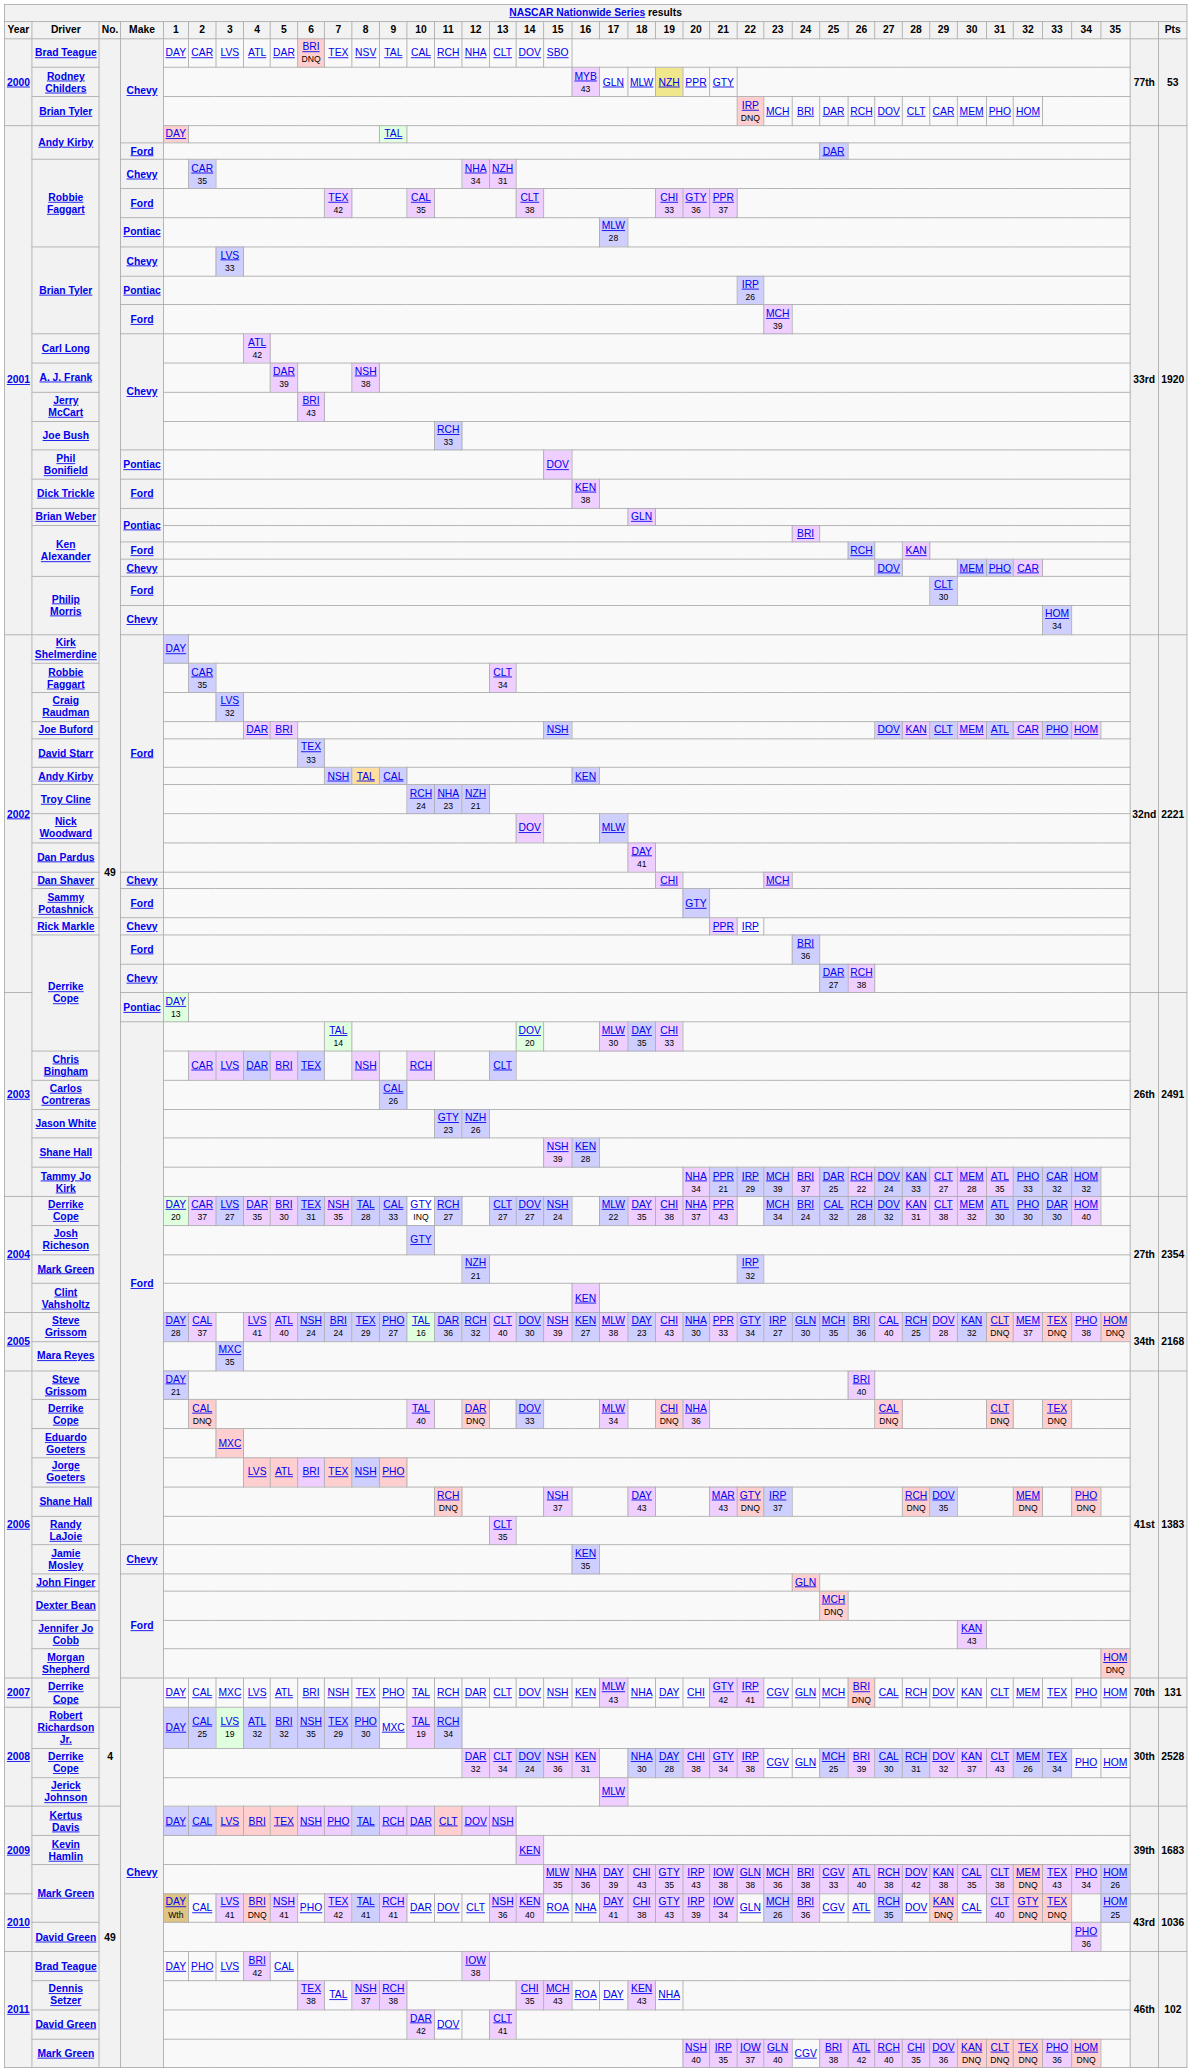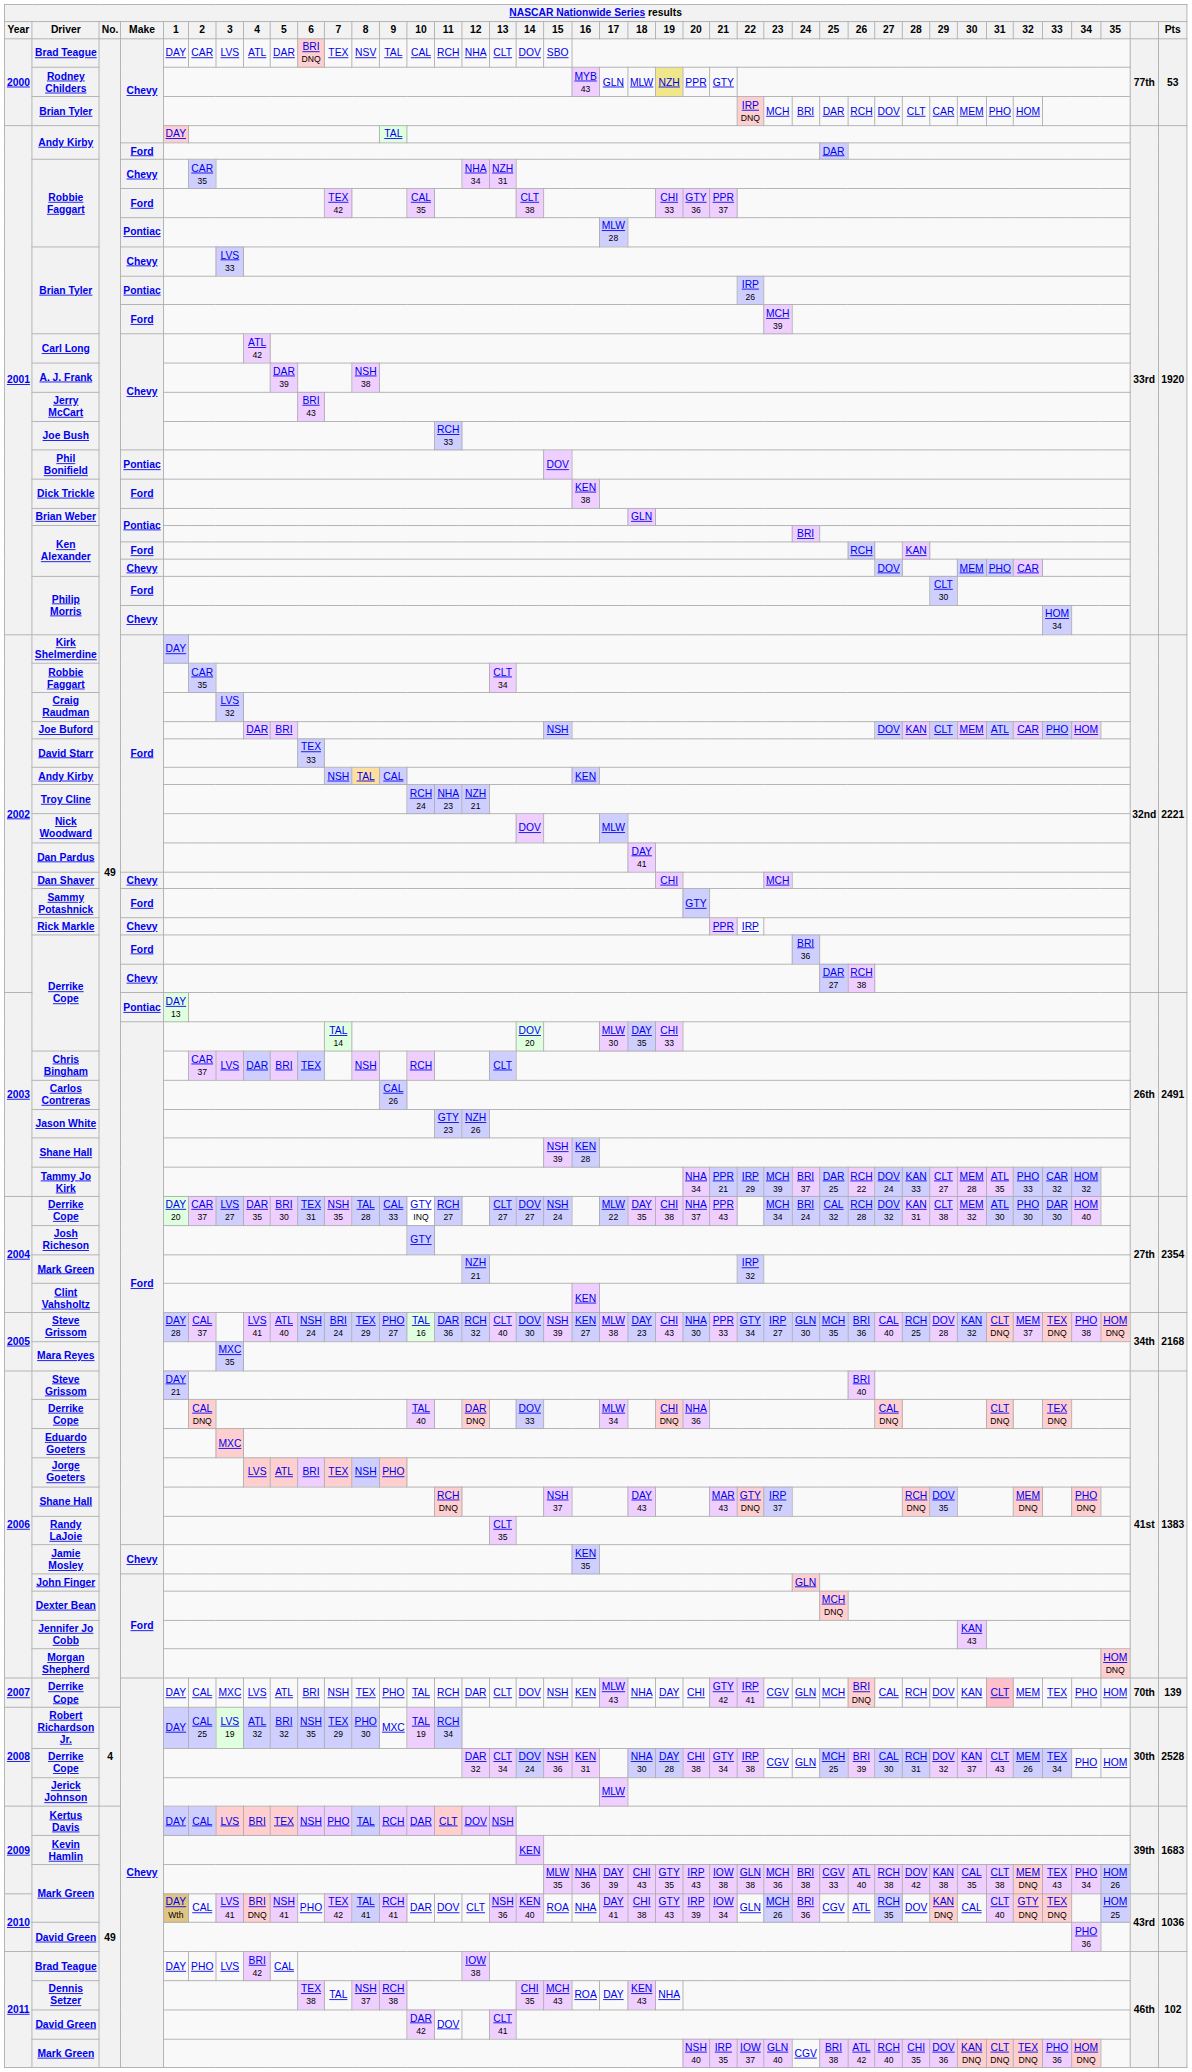(202, 1066) CAR -> (202, 1065) CAR 37
(1000, 1693) no background -> (1000, 1693) pink background
(1173, 1693) 131 -> (1173, 1693) 139
